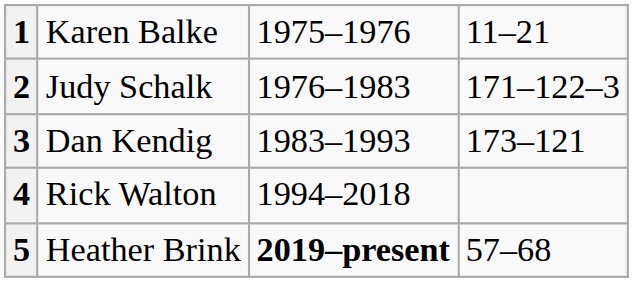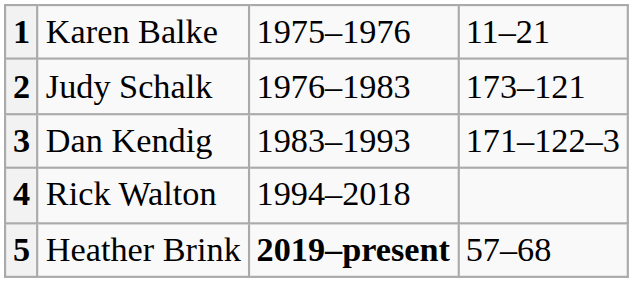(543, 85) 171–122–3 -> (526, 85) 173–121
(526, 140) 173–121 -> (543, 140) 171–122–3
